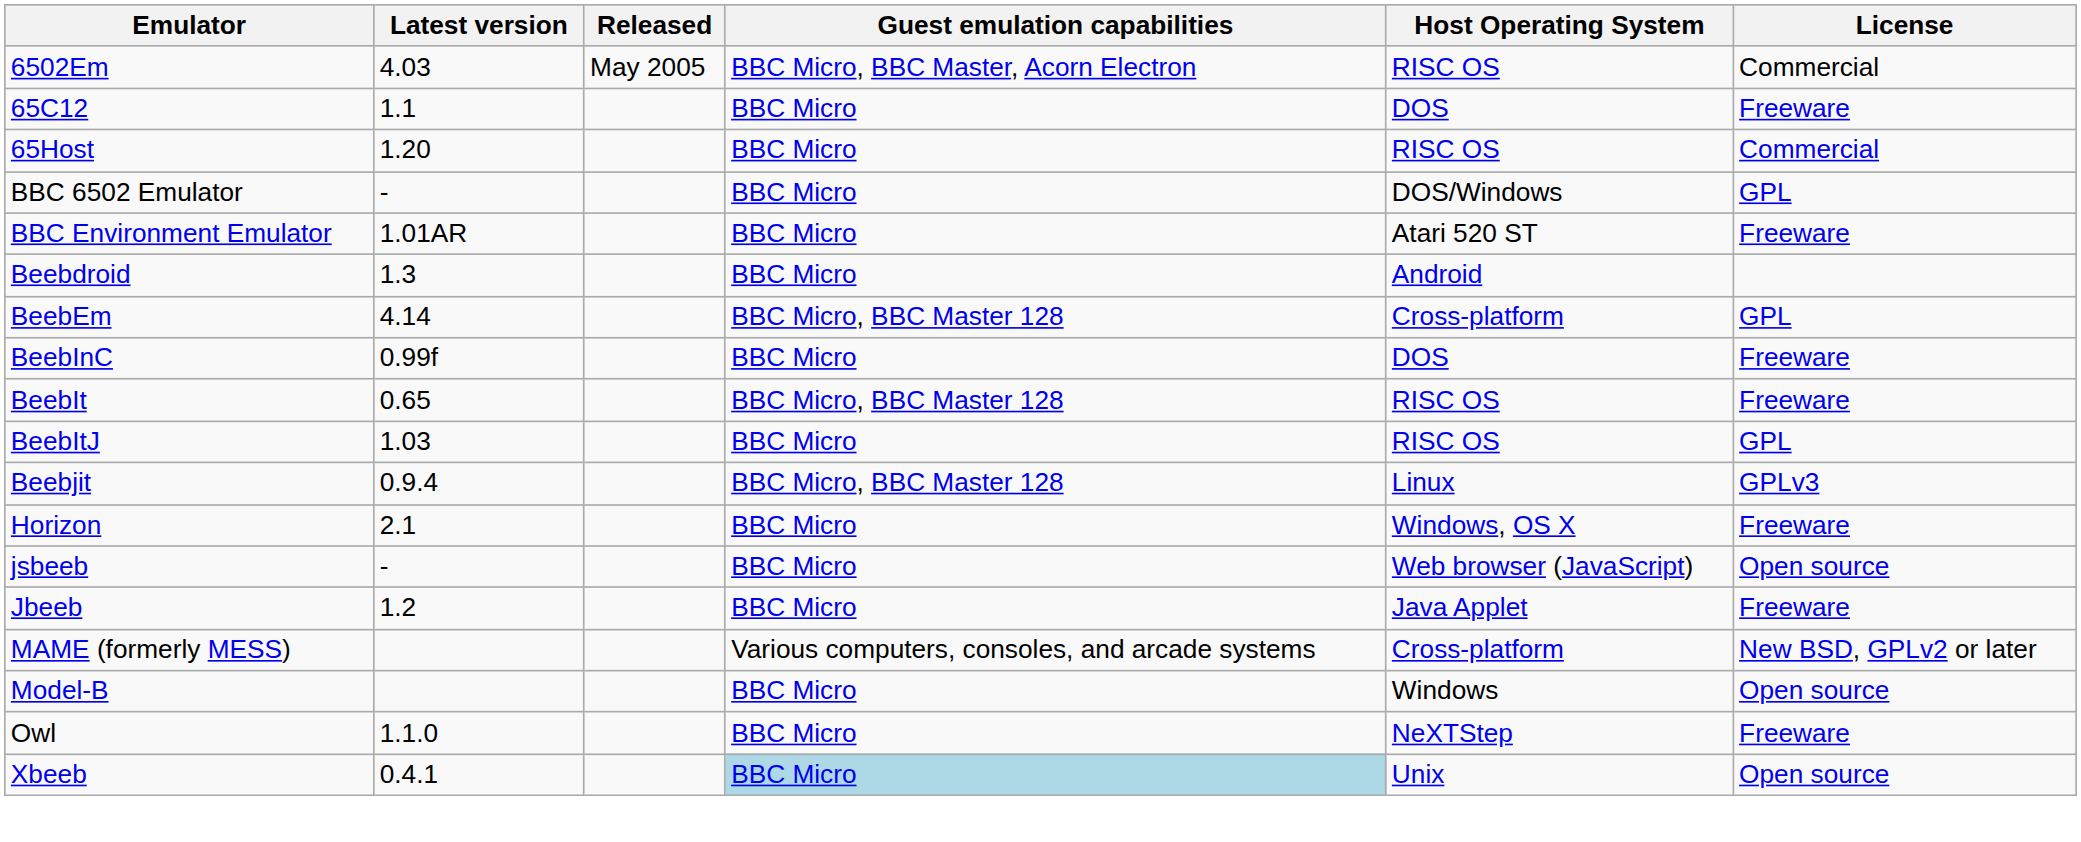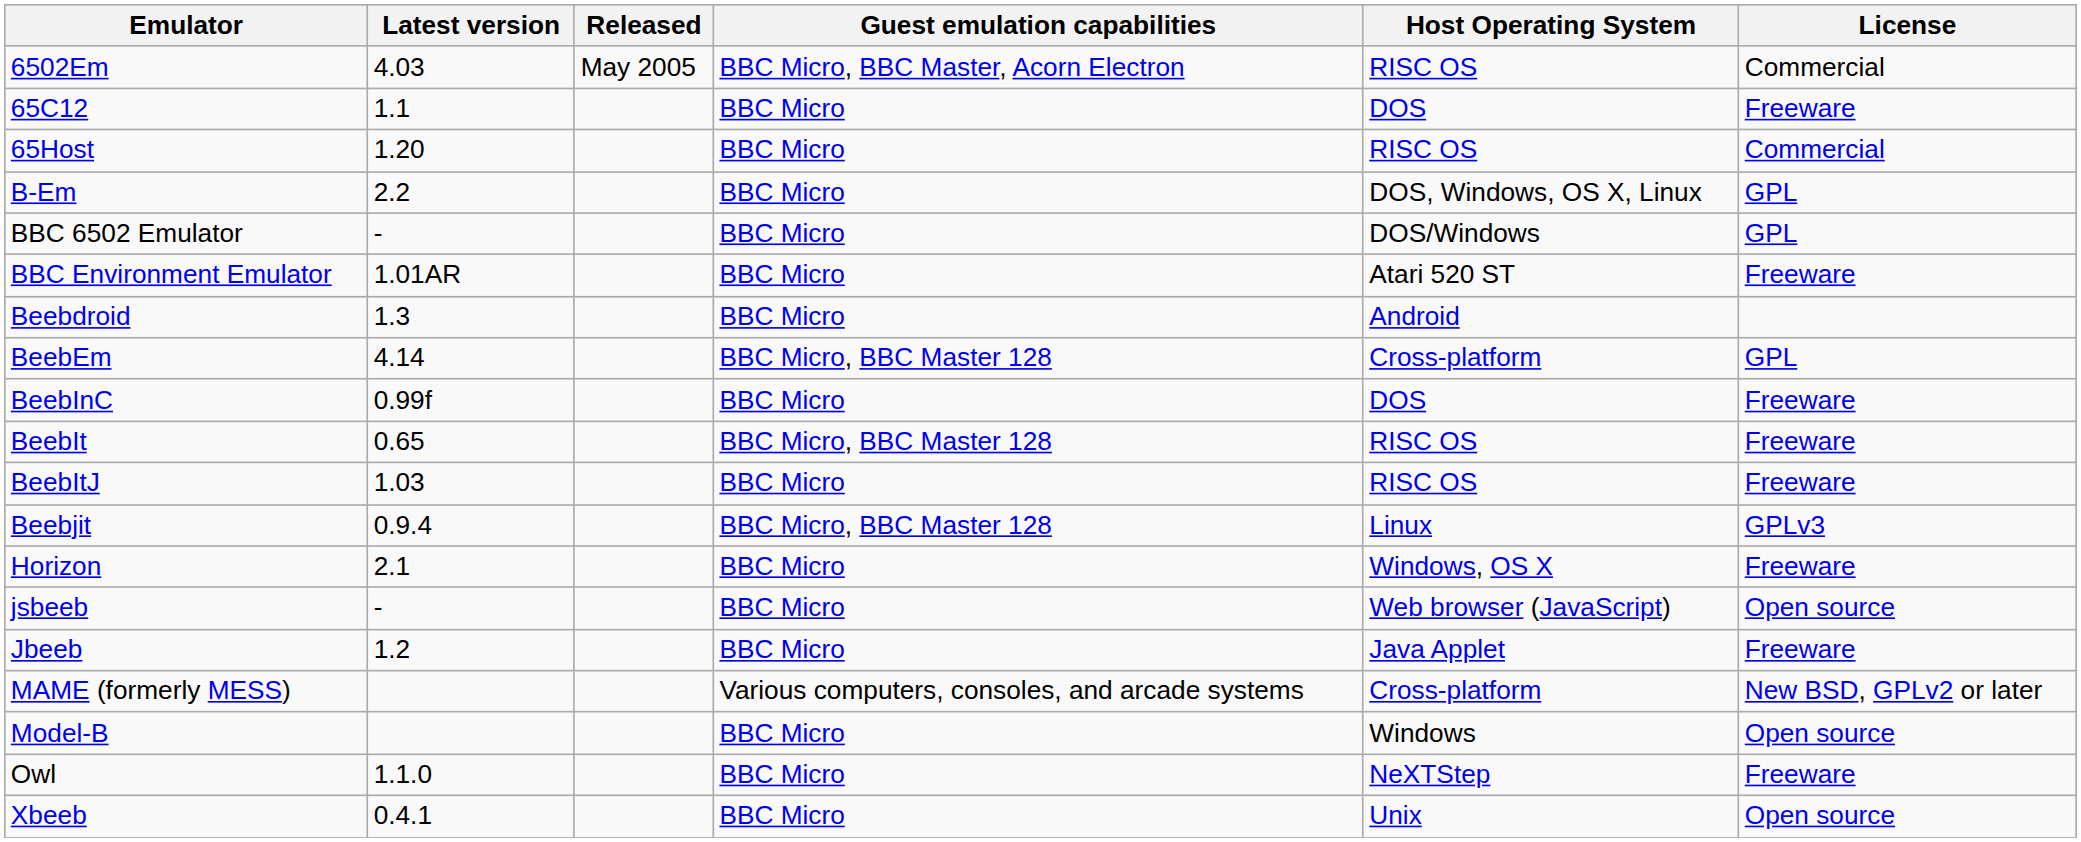+ row: (44, 191)
(1765, 441) GPL -> (1800, 483) Freeware
(794, 774) lightblue background -> (782, 815) no background
